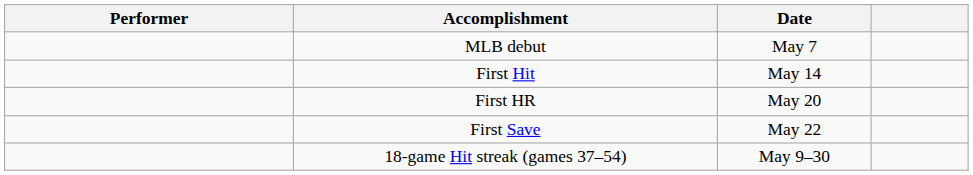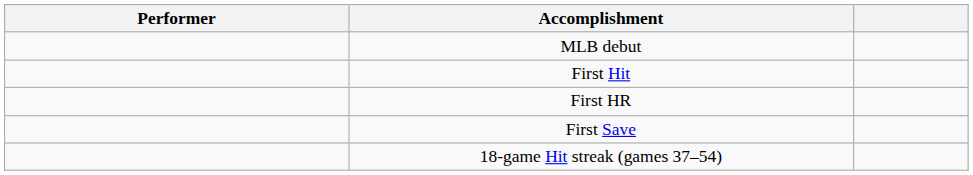- column: (794, 18)
